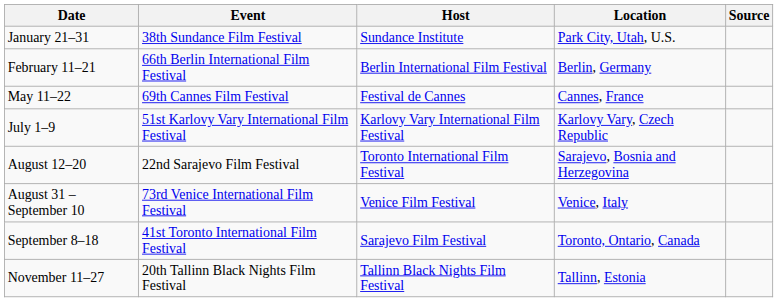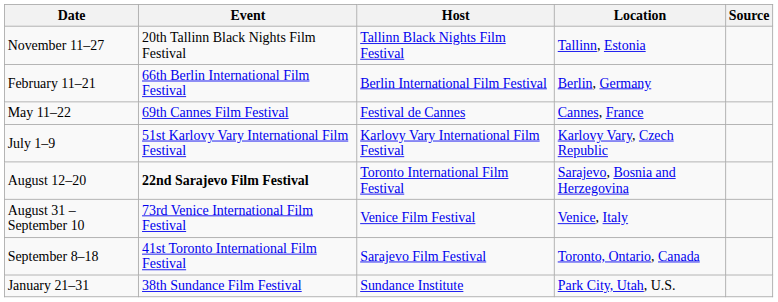rows swapped: (48, 37) <-> (56, 278)
(221, 165) normal -> (225, 180) bold
